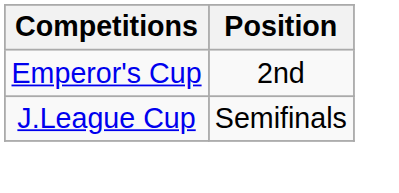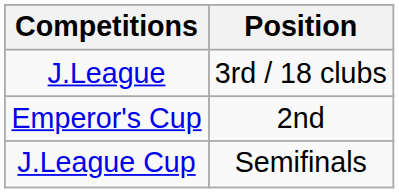+ row: (107, 72)
